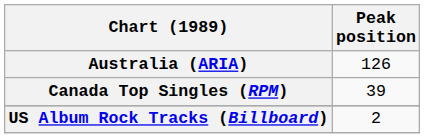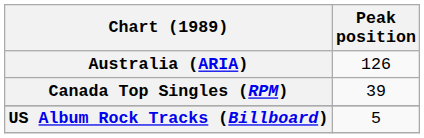(376, 119) 2 -> (376, 119) 5
